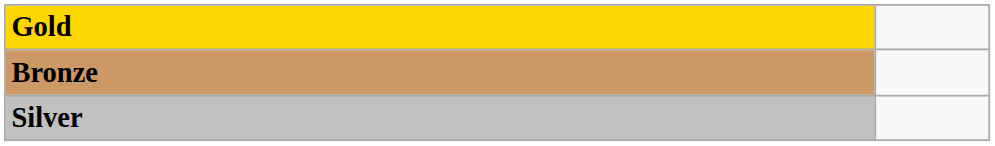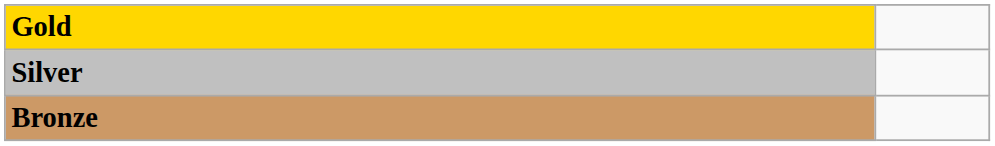rows swapped: (47, 117) <-> (55, 72)
